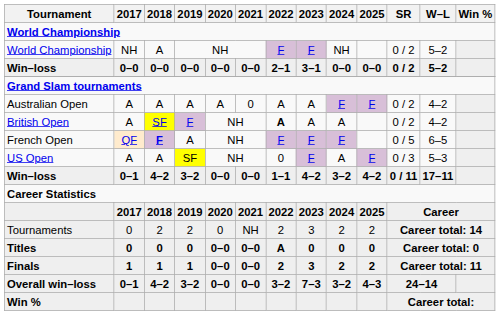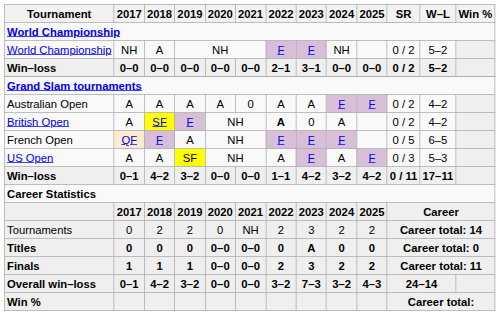(311, 121) A -> (311, 121) 0
(160, 139) bold -> (160, 139) normal
(281, 157) 0 -> (281, 157) A
(281, 247) A -> (281, 247) 0
(311, 247) 0 -> (311, 247) A
